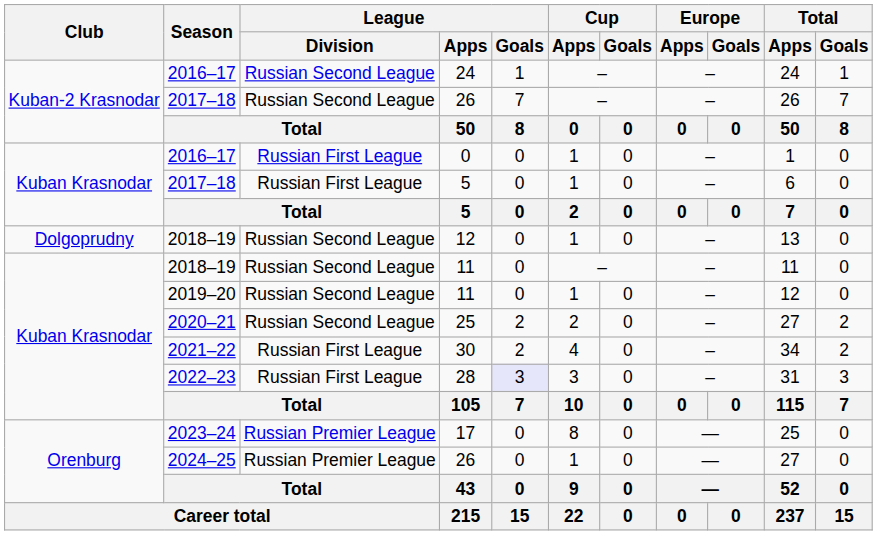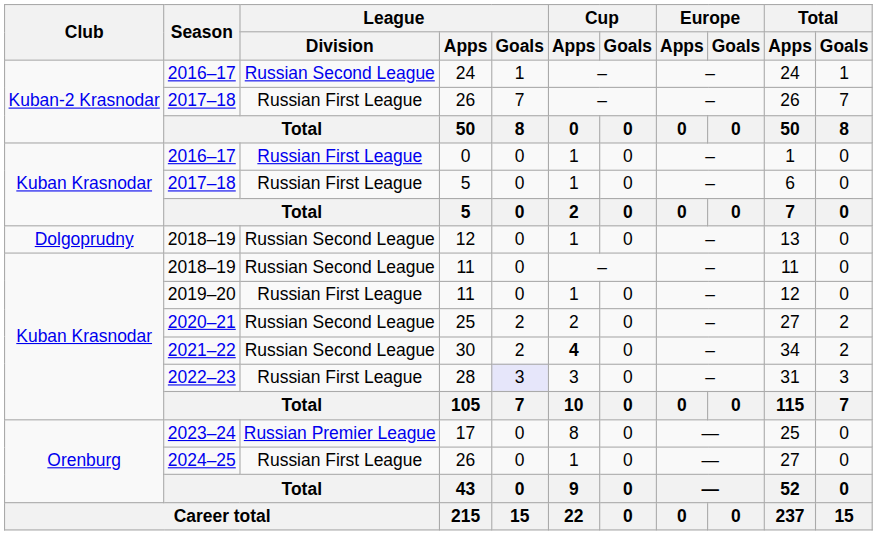(340, 101) Russian Second League -> (340, 101) Russian First League
(340, 294) Russian Second League -> (340, 294) Russian First League
(340, 350) Russian First League -> (340, 350) Russian Second League
(574, 350) normal -> (574, 350) bold
(340, 460) Russian Premier League -> (340, 460) Russian First League
